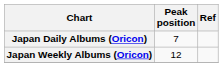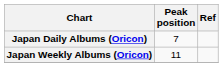(176, 54) 12 -> (176, 54) 11
